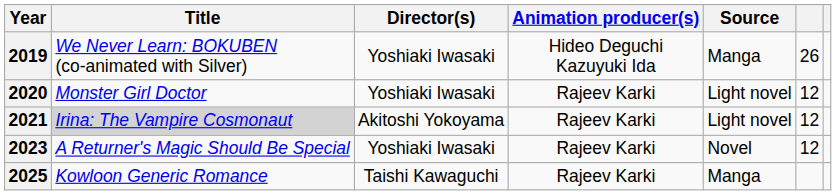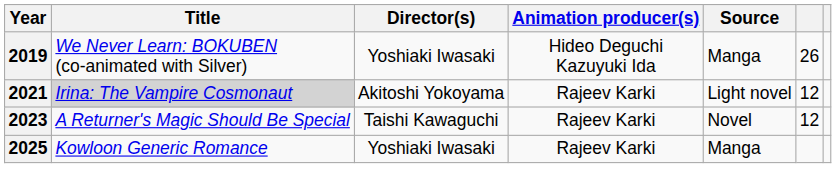- row: (28, 93)
(431, 148) Yoshiaki Iwasaki -> (431, 120) Taishi Kawaguchi
(431, 176) Taishi Kawaguchi -> (431, 148) Yoshiaki Iwasaki
